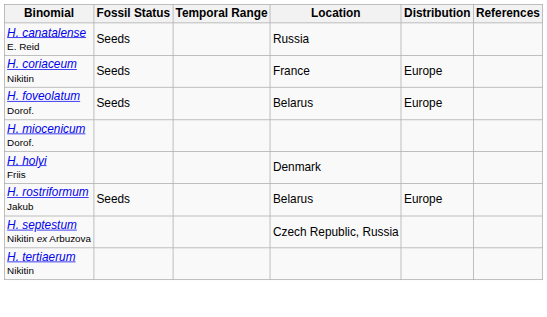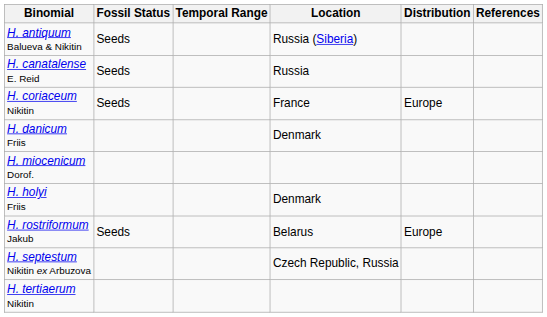+ row: (44, 39)
+ row: (37, 135)
- row: (44, 103)
